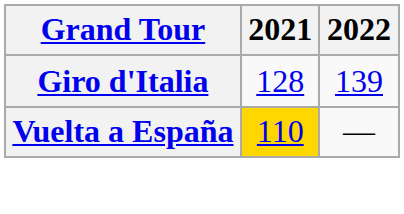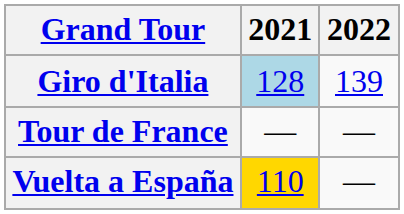(280, 80) no background -> (280, 80) lightblue background
+ row: (123, 131)
